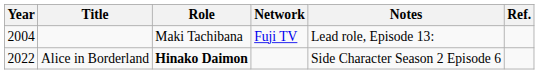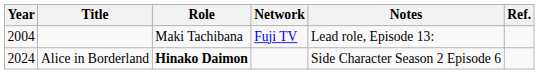(21, 58) 2022 -> (21, 58) 2024
